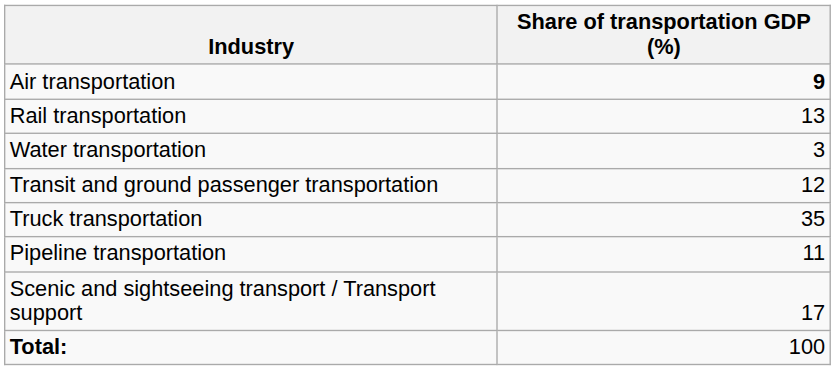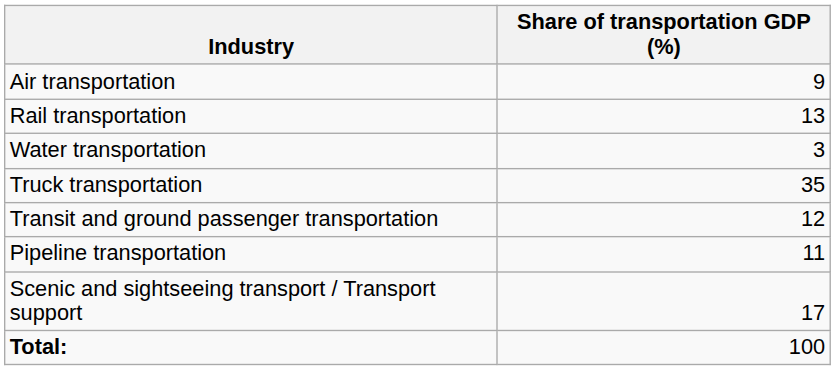(819, 81) bold -> (819, 81) normal
rows swapped: (106, 219) <-> (224, 185)
